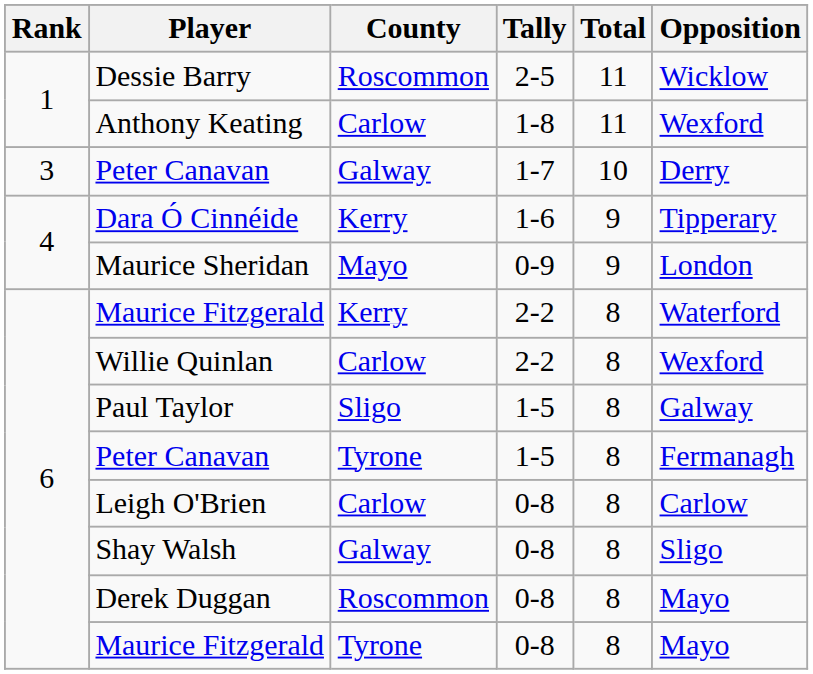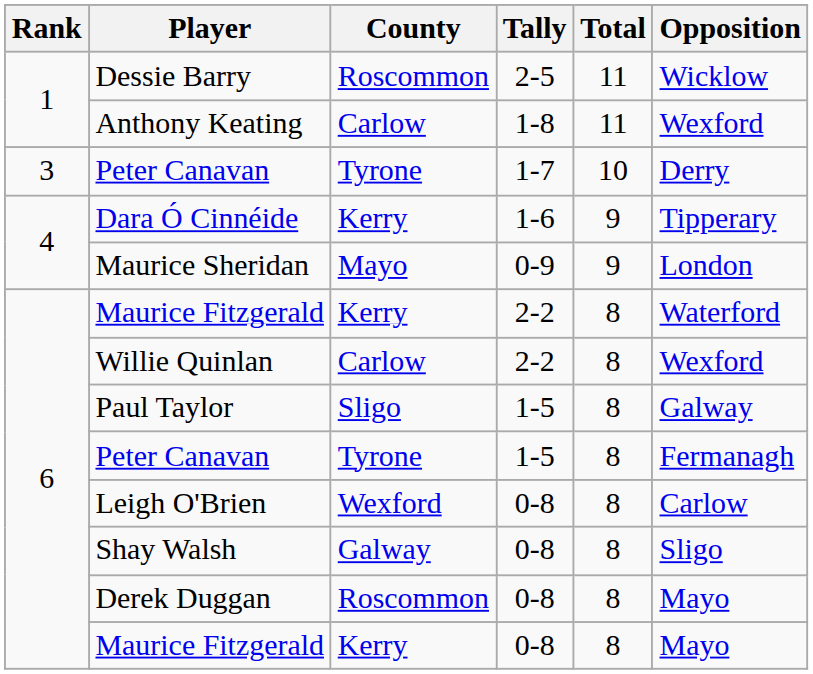(384, 170) Galway -> (380, 170) Tyrone
(382, 502) Carlow -> (390, 502) Wexford
(380, 645) Tyrone -> (373, 645) Kerry
